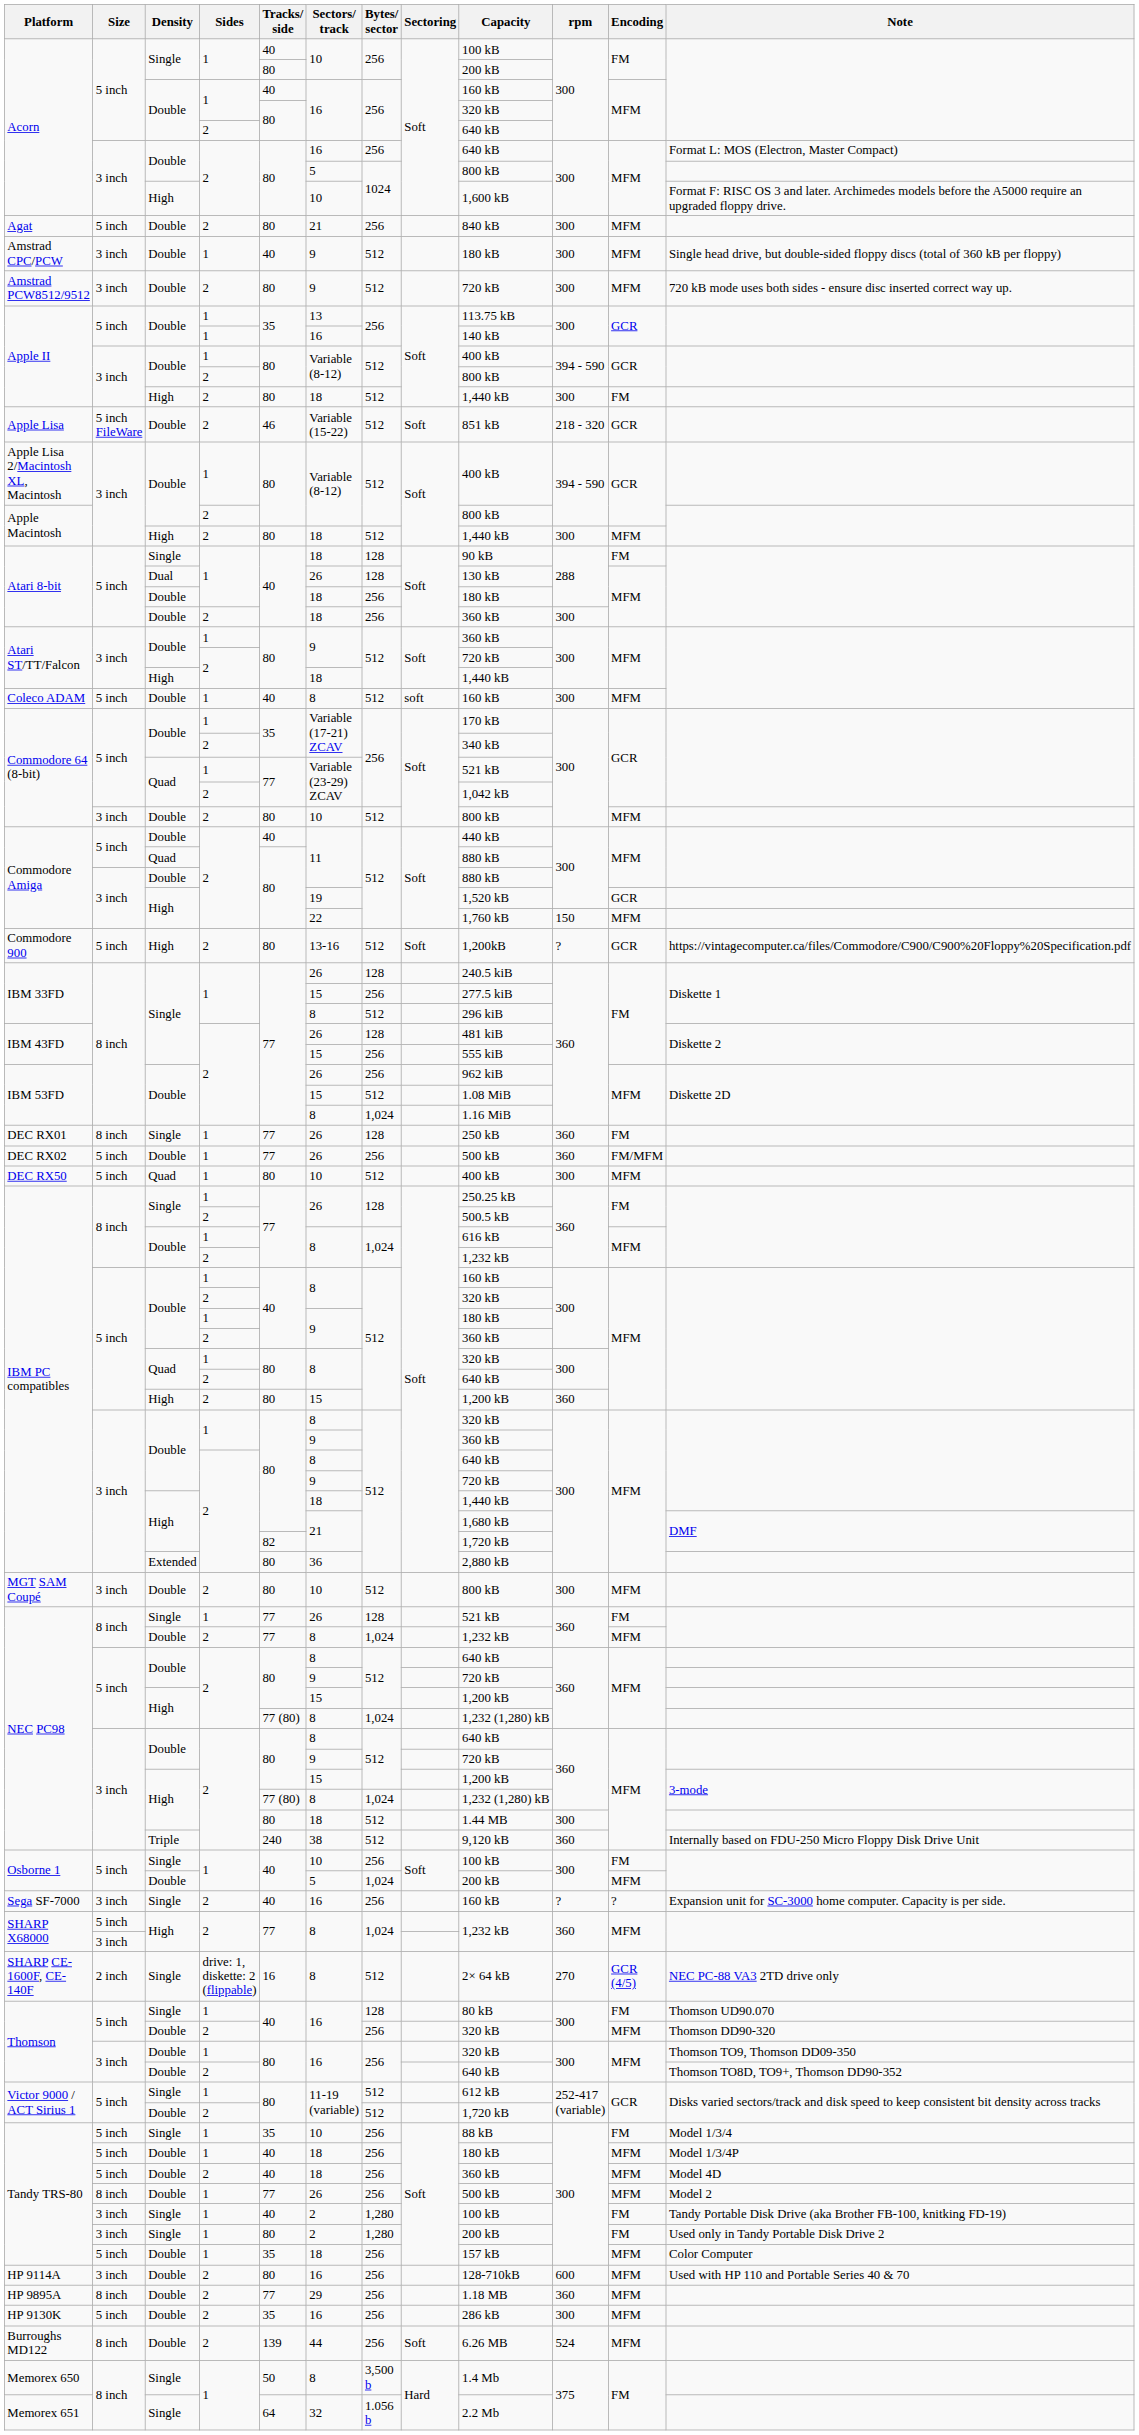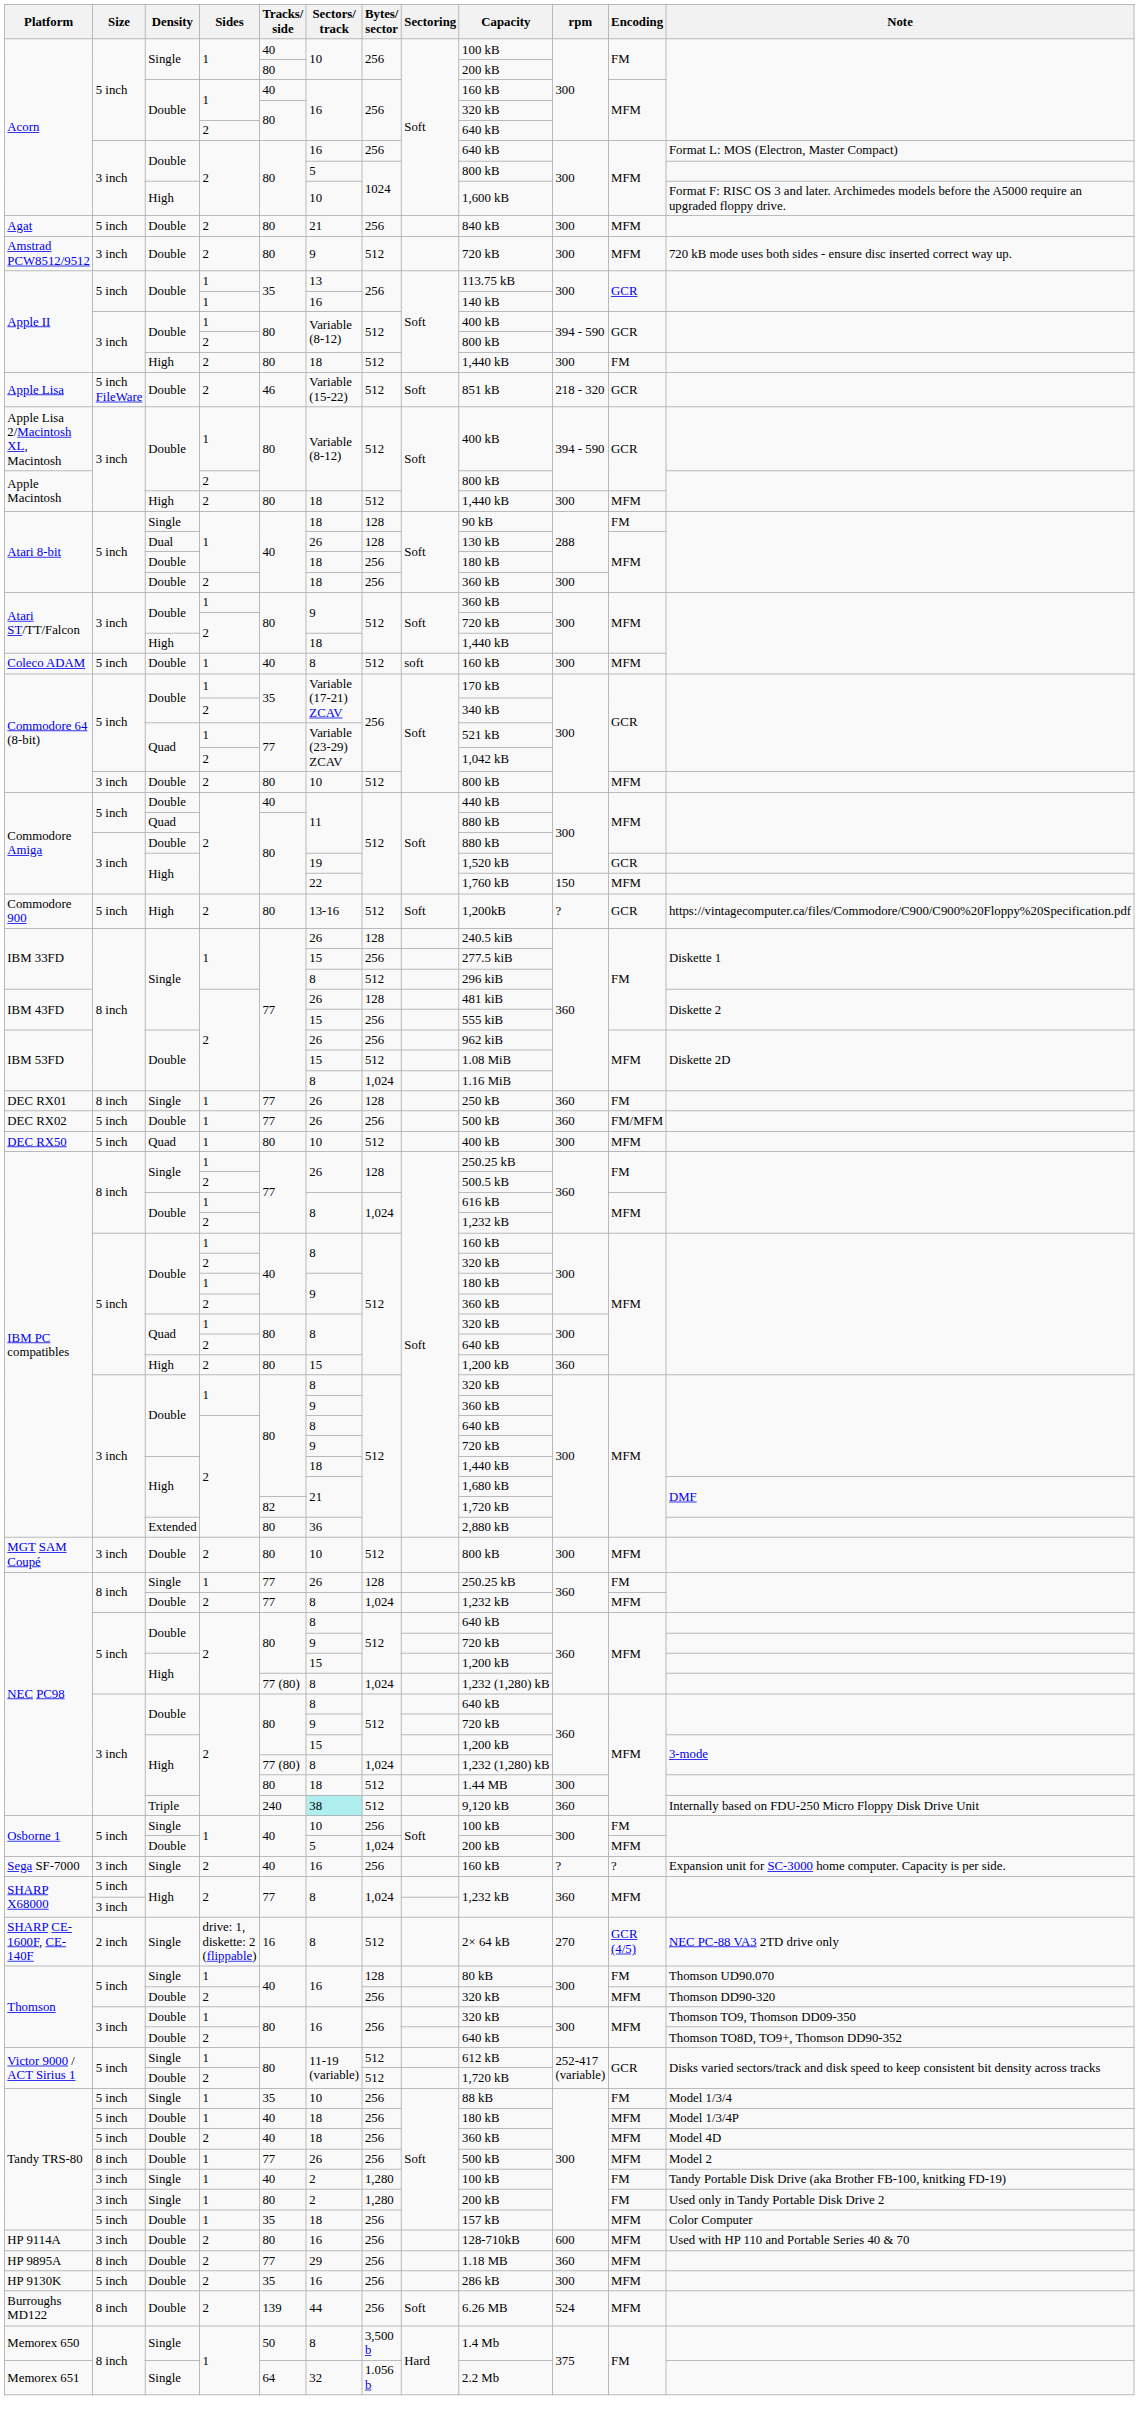- row: (35, 253)
(481, 1616) 521 kB -> (489, 1582) 250.25 kB
(316, 1840) no background -> (316, 1805) paleturquoise background
